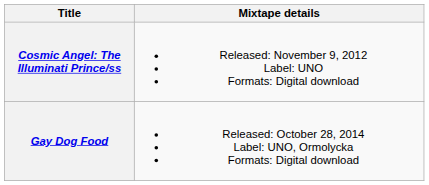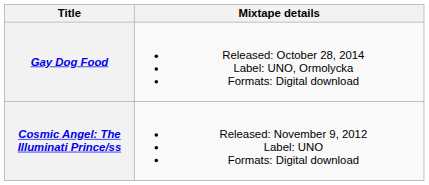rows swapped: (69, 62) <-> (69, 141)
